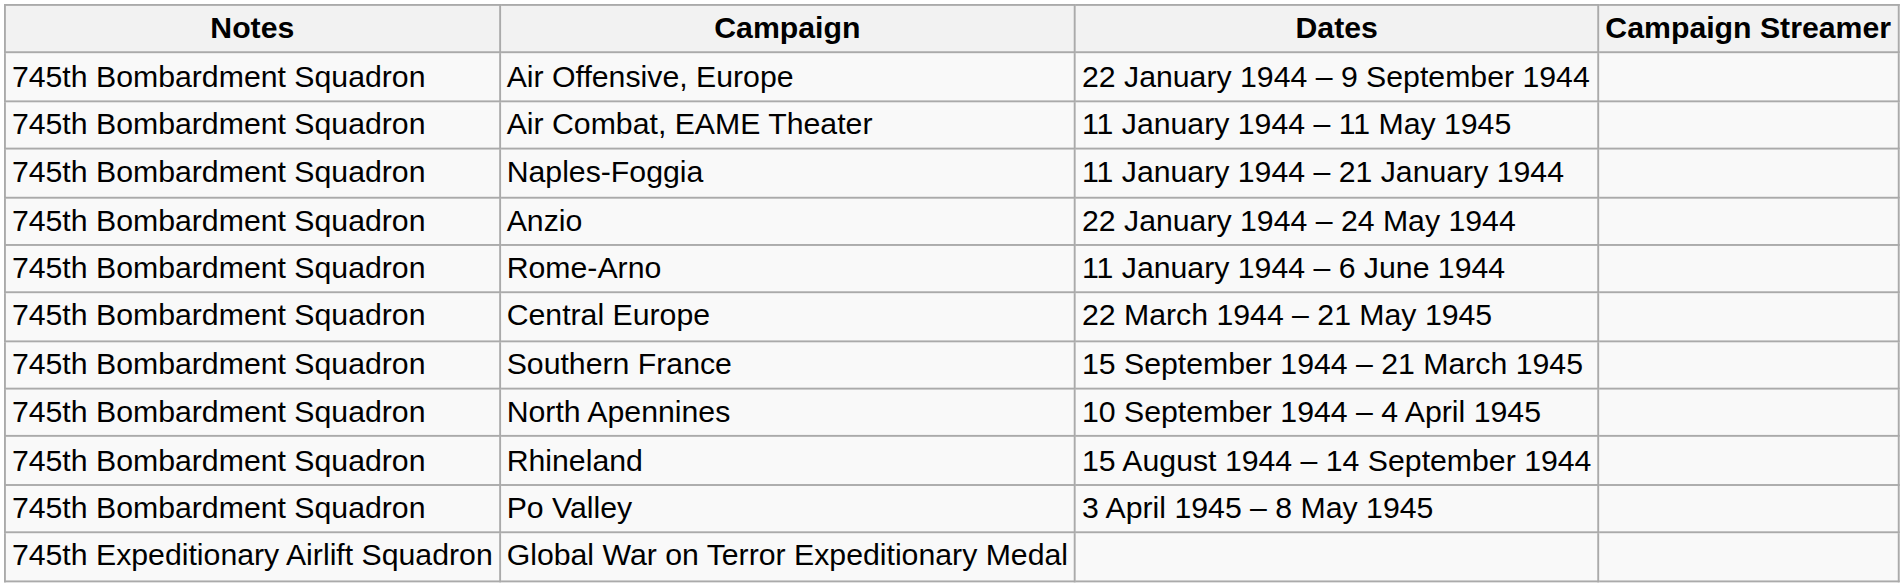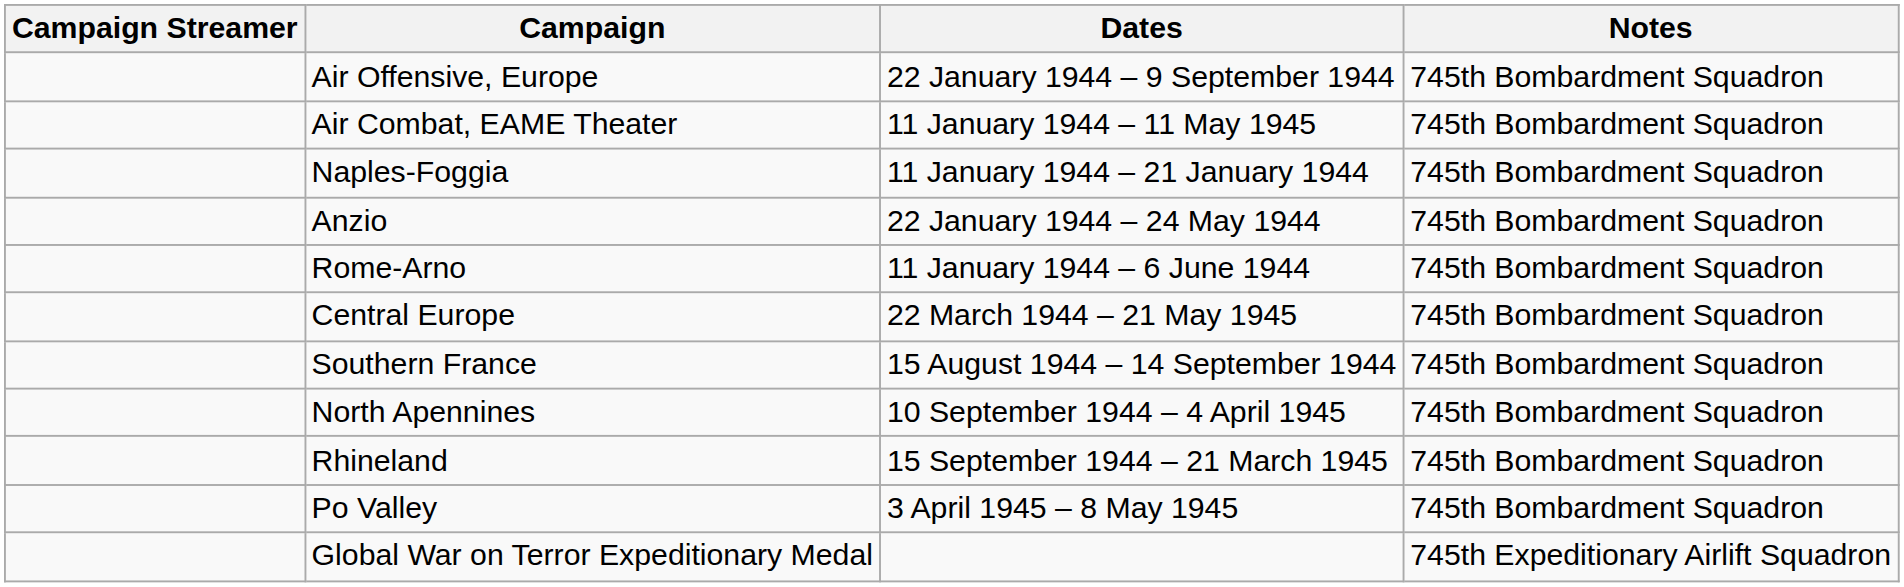columns swapped: (1748, 28) <-> (252, 28)
(1332, 364) 15 September 1944 – 21 March 1945 -> (1142, 364) 15 August 1944 – 14 September 1944
(1337, 460) 15 August 1944 – 14 September 1944 -> (1137, 460) 15 September 1944 – 21 March 1945
